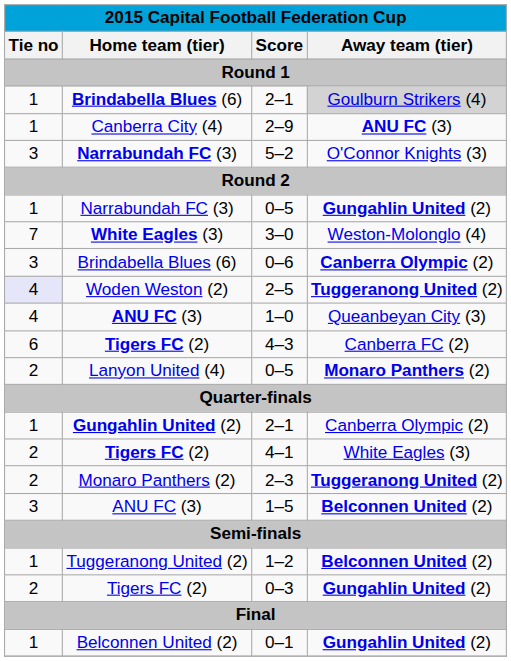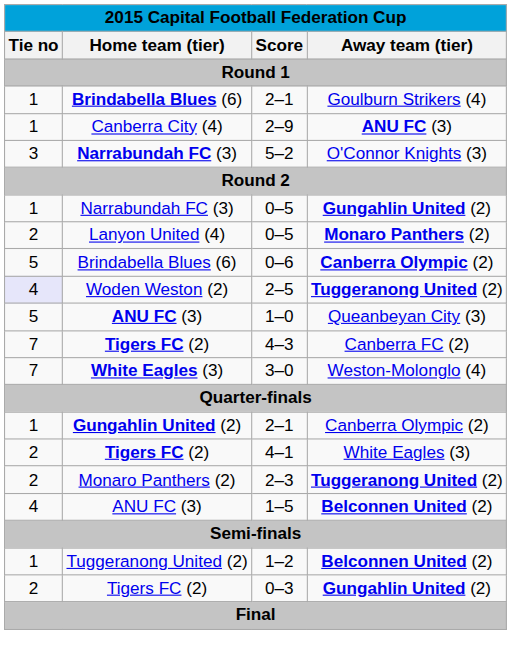(407, 99) lightgrey background -> (407, 99) no background
rows swapped: (157, 371) <-> (157, 235)
(34, 262) 3 -> (34, 262) 5
(34, 316) 4 -> (34, 316) 5
(34, 343) 6 -> (34, 343) 7
(34, 506) 3 -> (34, 506) 4
- row: (157, 642)
